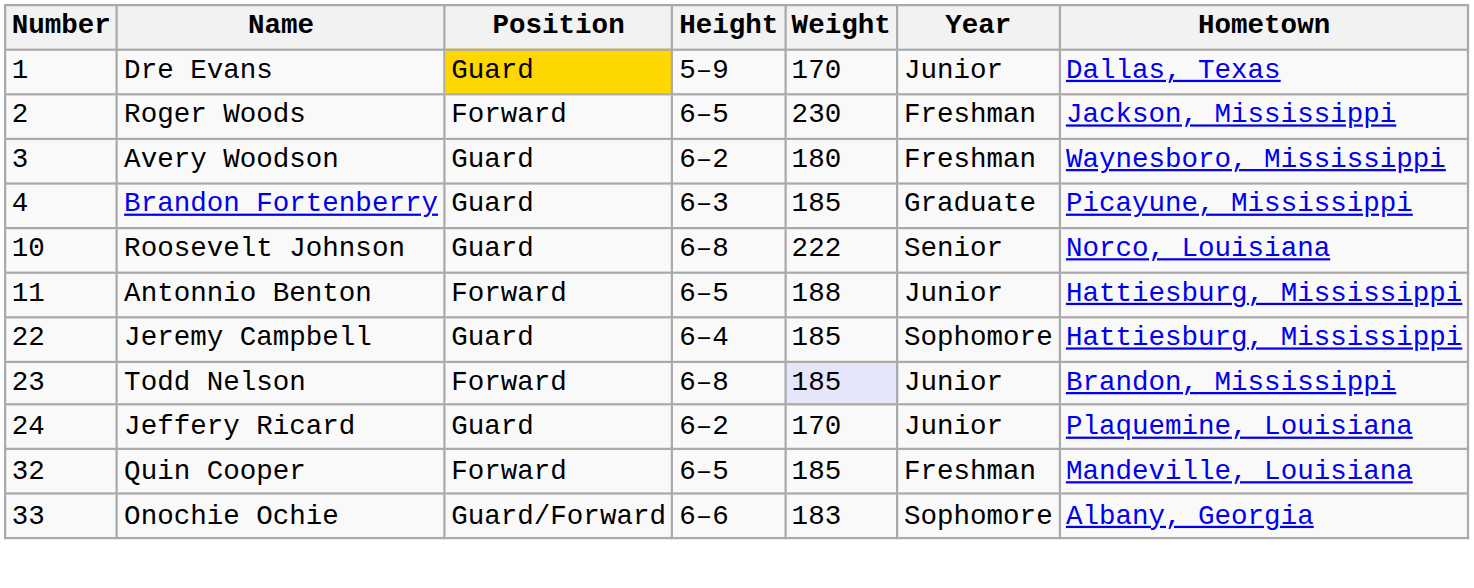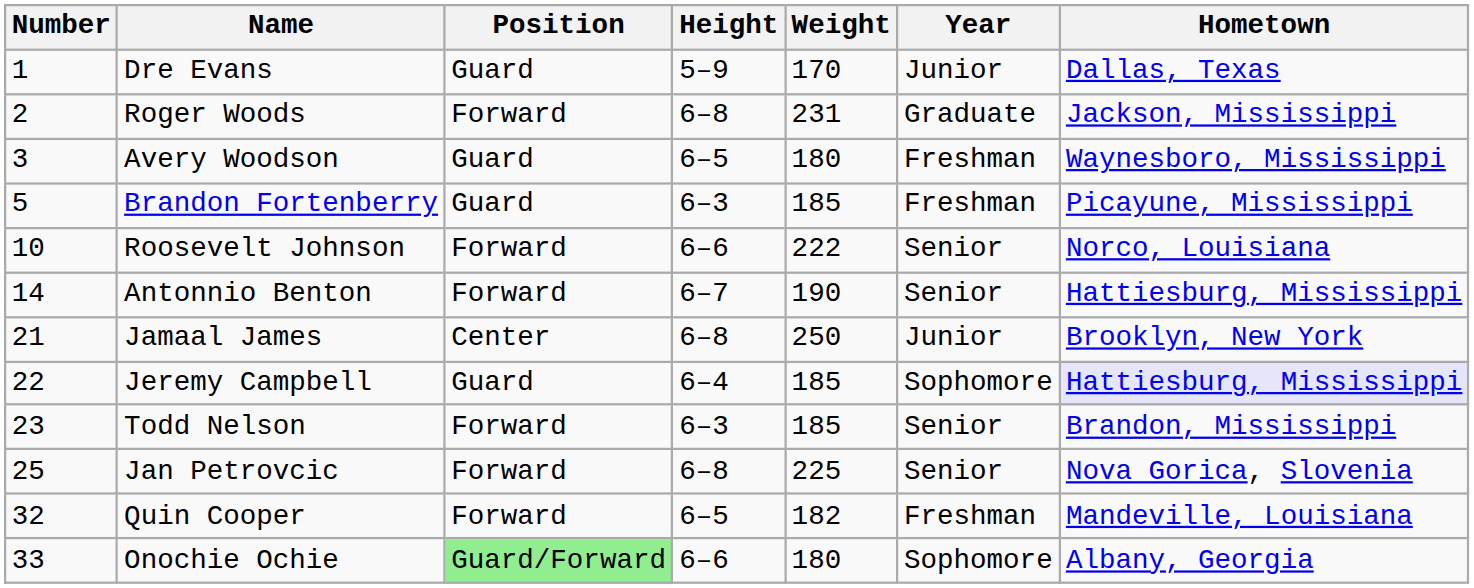(493, 72) gold background -> (493, 72) no background
(704, 117) 6–5 -> (704, 117) 6–8
(816, 117) 230 -> (816, 117) 231
(970, 117) Freshman -> (970, 117) Graduate
(704, 161) 6–2 -> (704, 161) 6–5
(20, 206) 4 -> (20, 206) 5
(970, 206) Graduate -> (970, 206) Freshman
(493, 250) Guard -> (509, 250) Forward
(704, 250) 6–8 -> (704, 250) 6–6
(28, 294) 11 -> (28, 294) 14
(704, 294) 6–5 -> (704, 294) 6–7
(816, 294) 188 -> (816, 294) 190
(954, 294) Junior -> (954, 294) Senior
+ row: (223, 339)
(1264, 339) no background -> (1264, 383) lavender background
(704, 383) 6–8 -> (704, 428) 6–3
(816, 383) lavender background -> (816, 428) no background
(954, 383) Junior -> (954, 428) Senior
- row: (240, 428)
+ row: (231, 472)
(816, 472) 185 -> (816, 517) 182
(559, 517) no background -> (559, 561) lightgreen background
(816, 517) 183 -> (816, 561) 180
